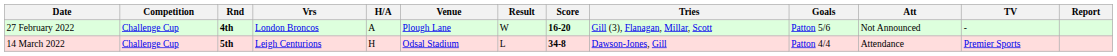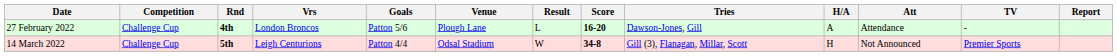columns swapped: (383, 11) <-> (824, 11)
(504, 27) W -> (538, 27) L
(652, 27) Gill (3), Flanagan, Millar, Scott -> (664, 27) Dawson-Jones, Gill
(891, 27) Not Announced -> (882, 27) Attendance
(503, 43) L -> (539, 43) W
(629, 43) Dawson-Jones, Gill -> (687, 43) Gill (3), Flanagan, Millar, Scott
(882, 43) Attendance -> (891, 43) Not Announced
